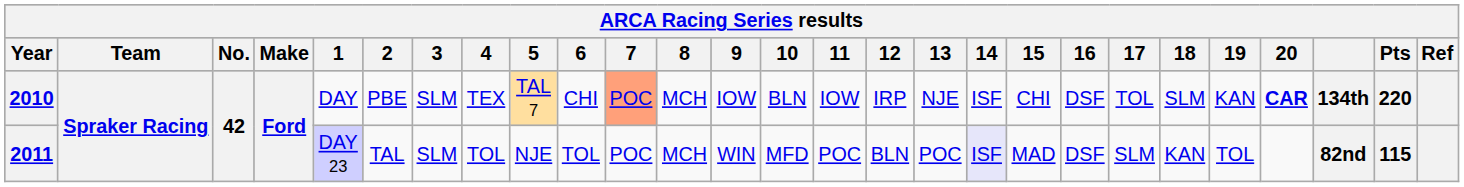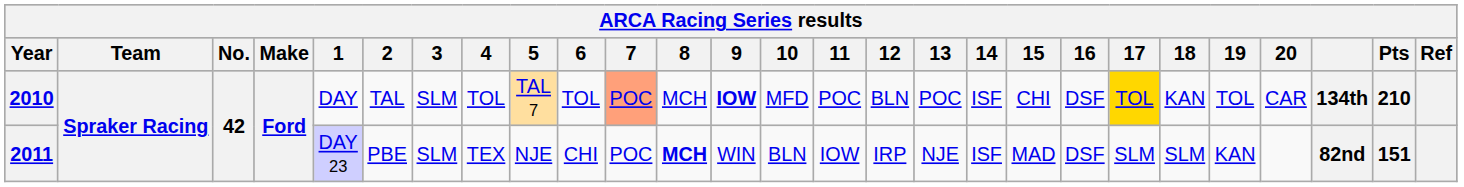(387, 98) PBE -> (387, 98) TAL
(486, 98) TEX -> (486, 98) TOL
(581, 98) CHI -> (581, 98) TOL
(736, 98) normal -> (736, 98) bold
(787, 98) BLN -> (787, 98) MFD
(840, 98) IOW -> (840, 98) POC
(890, 98) IRP -> (890, 98) BLN
(940, 98) NJE -> (940, 98) POC
(1135, 98) no background -> (1135, 98) gold background
(1185, 98) SLM -> (1185, 98) KAN
(1235, 98) KAN -> (1235, 98) TOL
(1286, 98) bold -> (1286, 98) normal
(1395, 98) 220 -> (1394, 98) 210
(387, 154) TAL -> (387, 154) PBE
(486, 154) TOL -> (486, 154) TEX
(581, 154) TOL -> (581, 154) CHI
(685, 154) normal -> (685, 154) bold
(787, 154) MFD -> (787, 154) BLN
(840, 154) POC -> (840, 154) IOW
(890, 154) BLN -> (890, 154) IRP
(940, 154) POC -> (940, 154) NJE
(987, 154) lavender background -> (987, 154) no background
(1185, 154) KAN -> (1185, 154) SLM
(1235, 154) TOL -> (1235, 154) KAN
(1395, 154) 115 -> (1394, 154) 151
